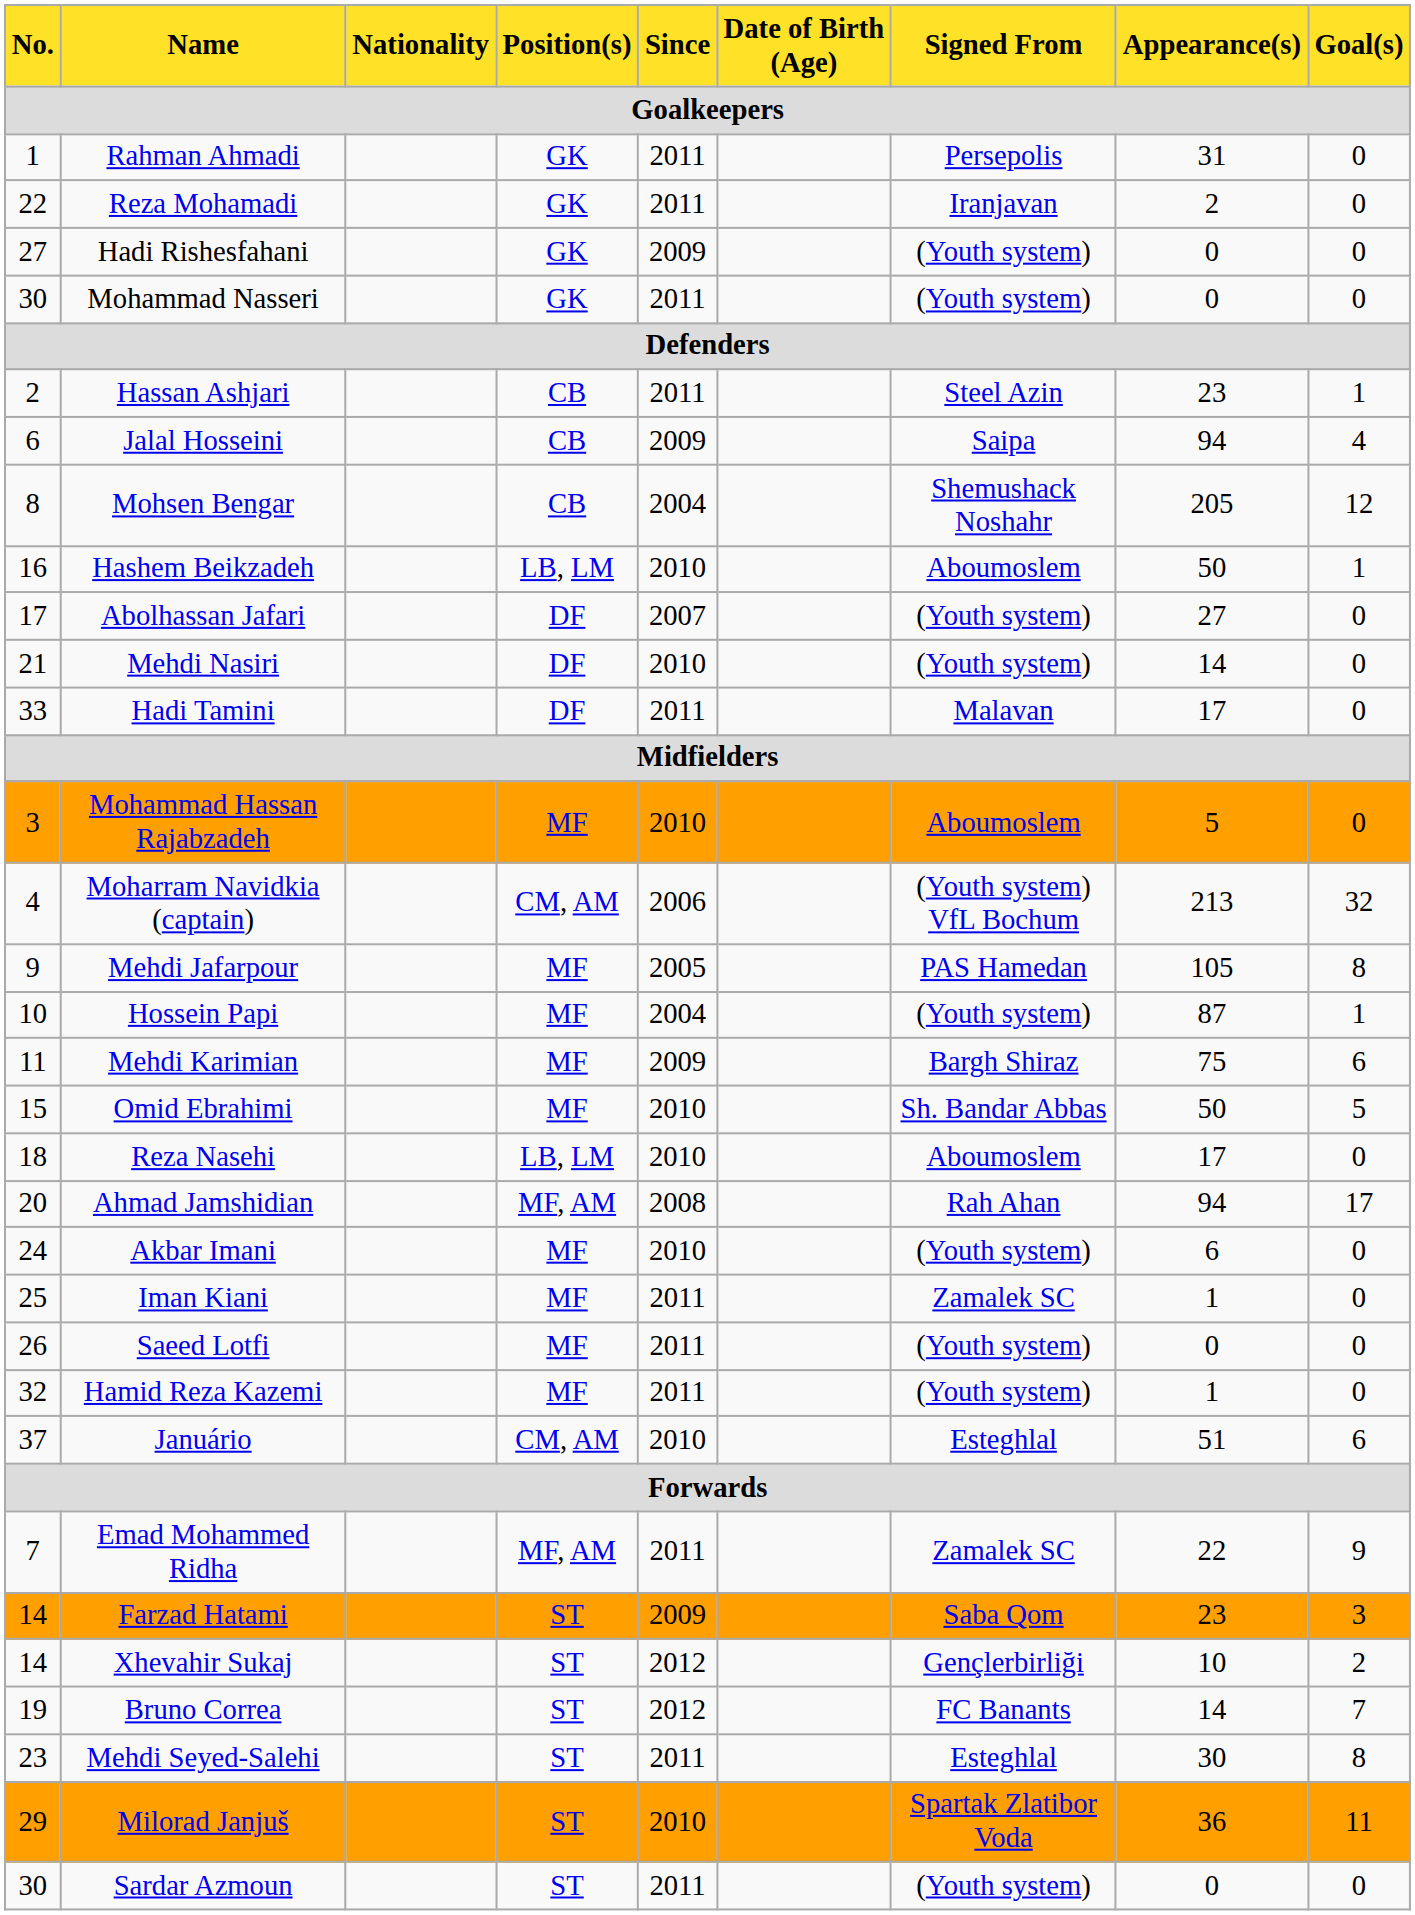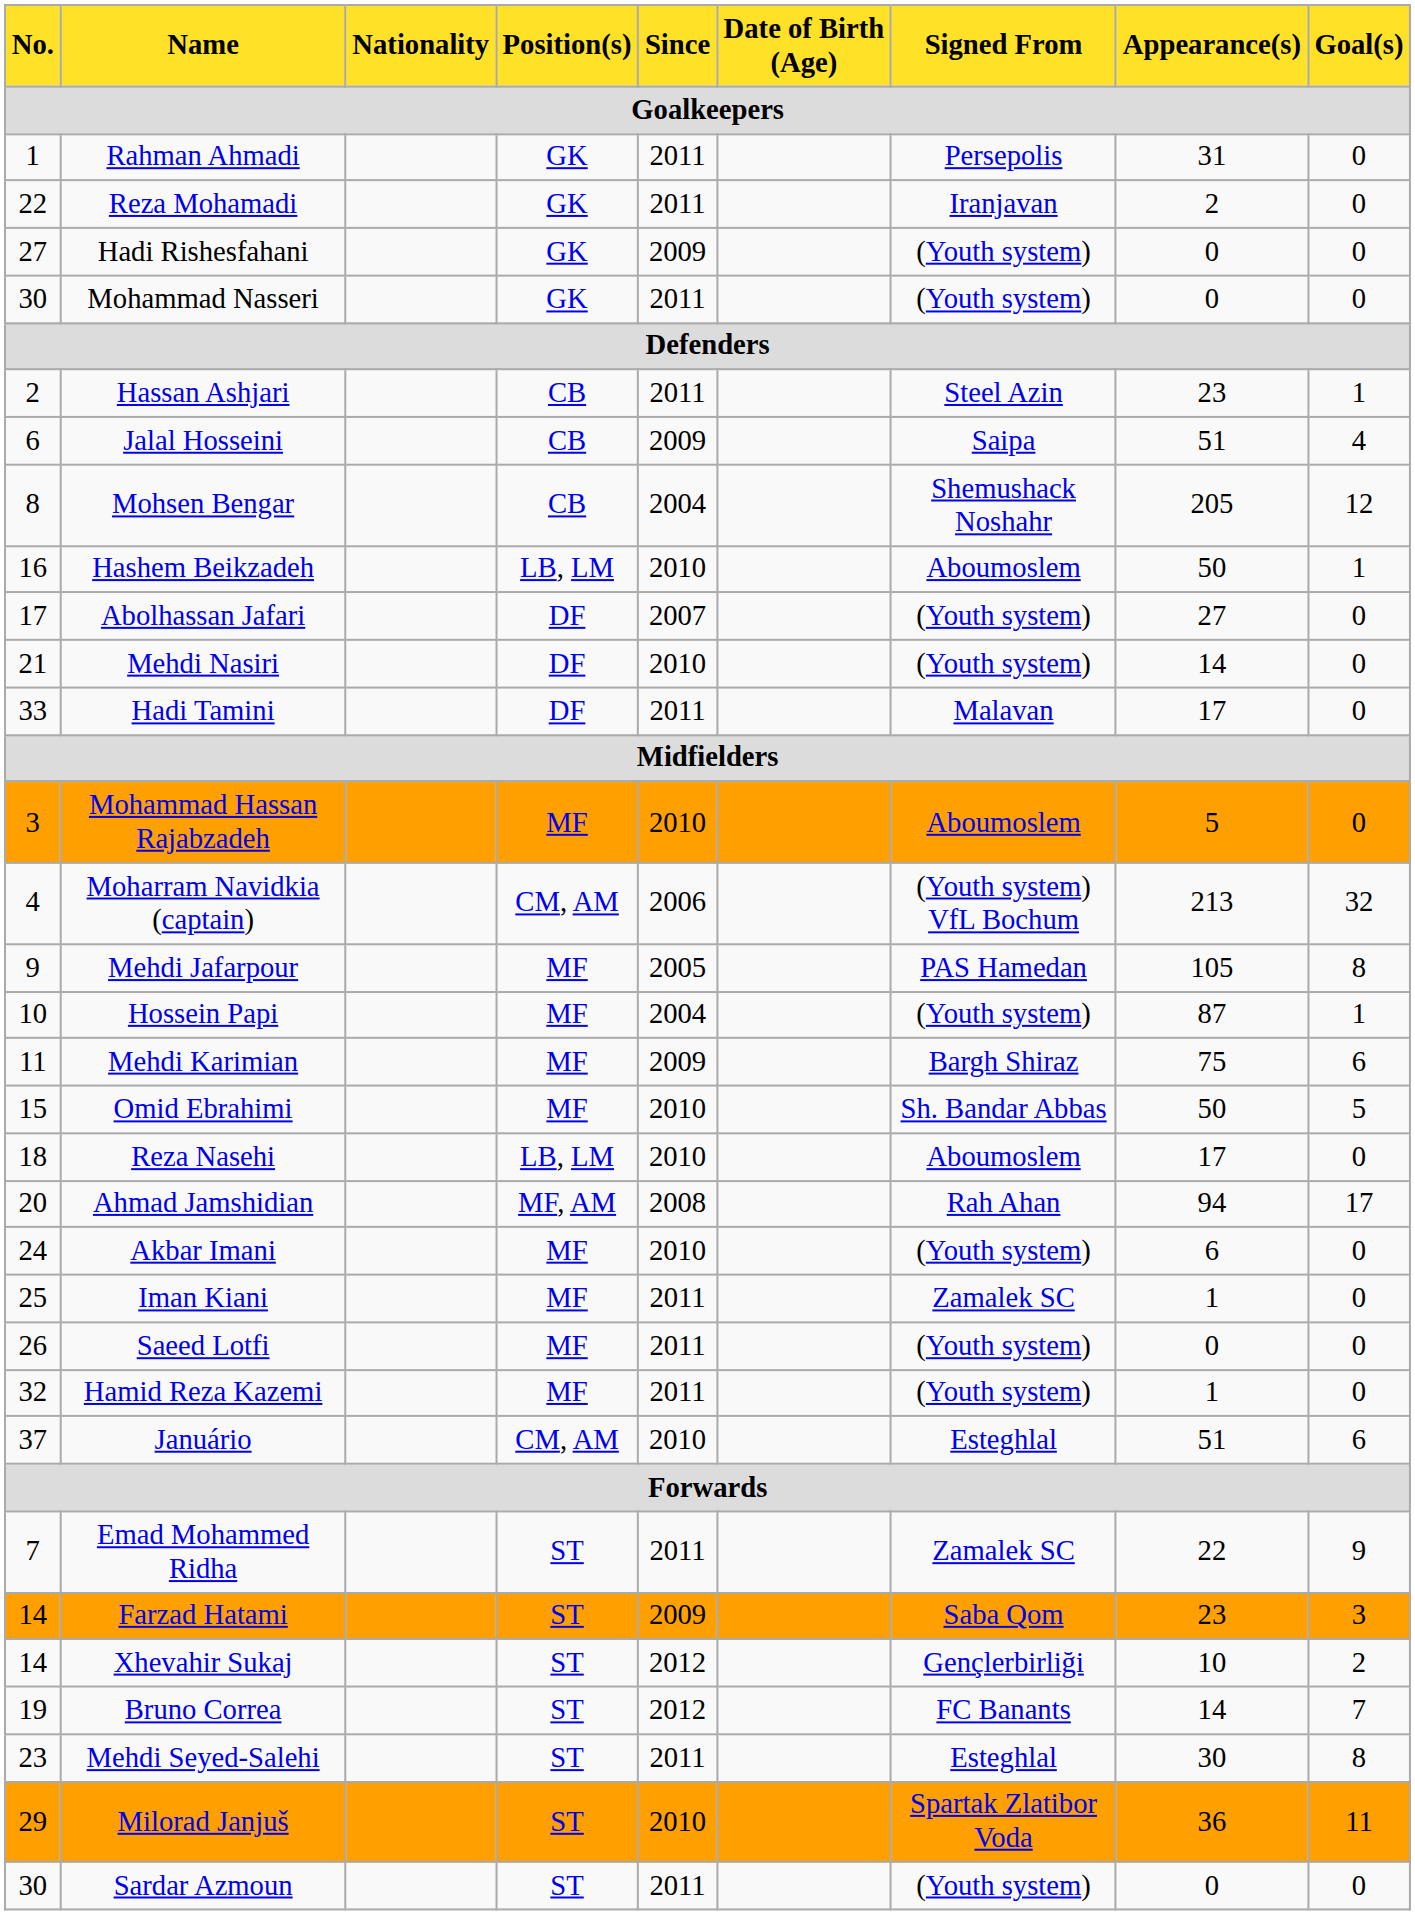(1212, 440) 94 -> (1212, 440) 51
(567, 1551) MF, AM -> (567, 1551) ST
